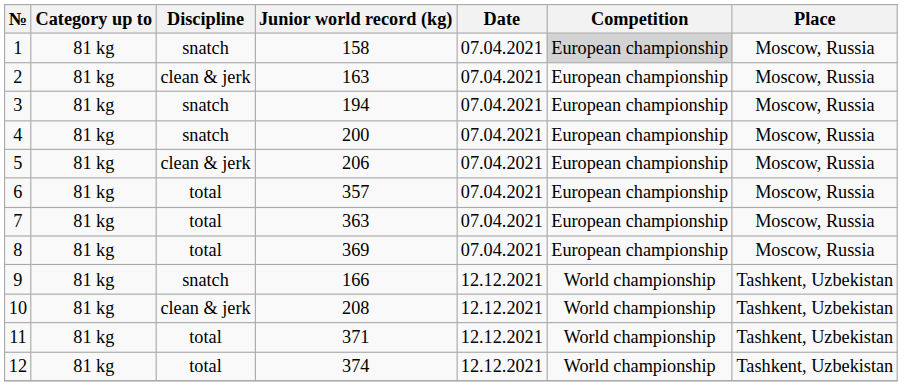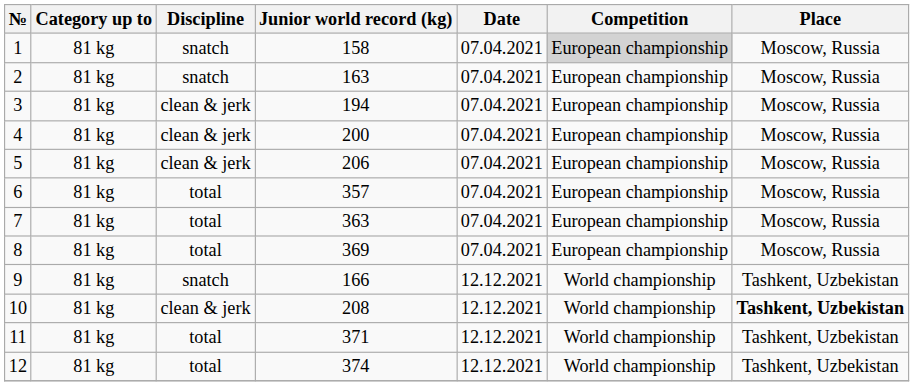(206, 76) clean & jerk -> (206, 76) snatch
(206, 105) snatch -> (206, 105) clean & jerk
(206, 134) snatch -> (206, 134) clean & jerk
(815, 308) normal -> (820, 308) bold
